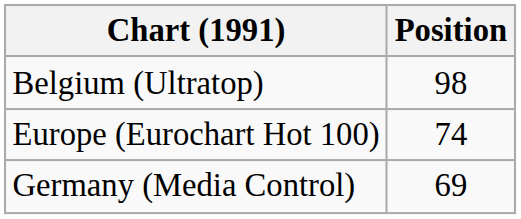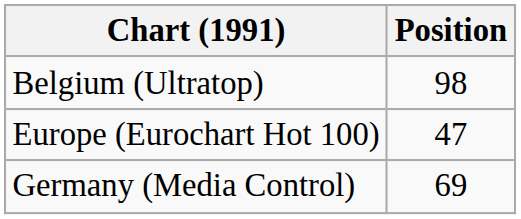(451, 133) 74 -> (451, 133) 47
